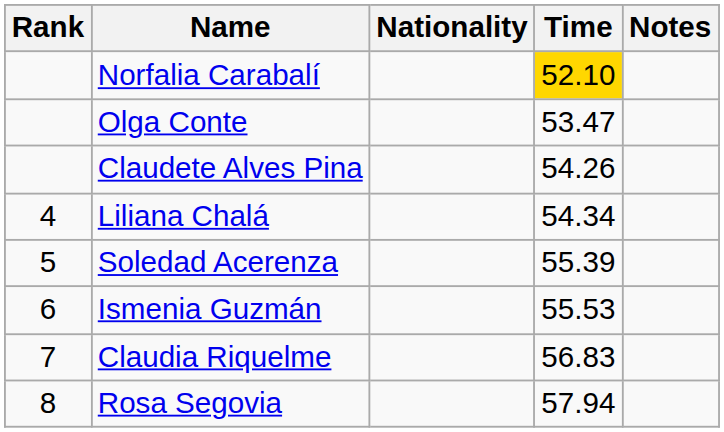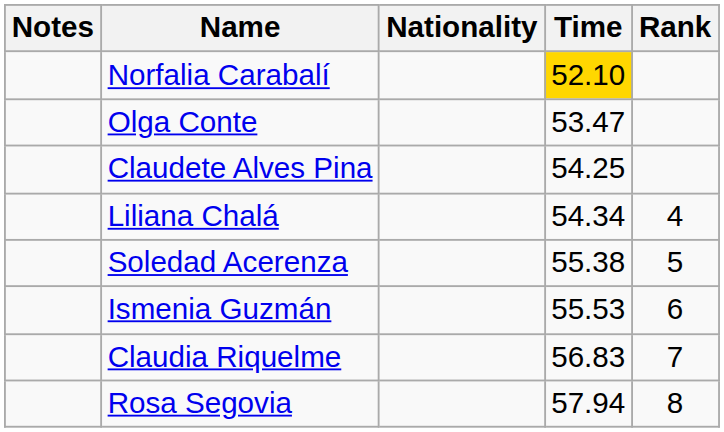columns swapped: (48, 27) <-> (670, 27)
(578, 168) 54.26 -> (588, 168) 54.25
(578, 262) 55.39 -> (588, 262) 55.38
